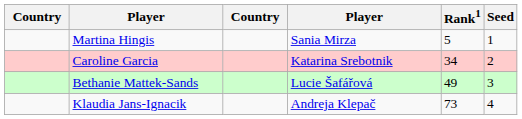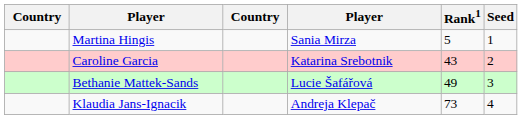(451, 61) 34 -> (451, 61) 43
